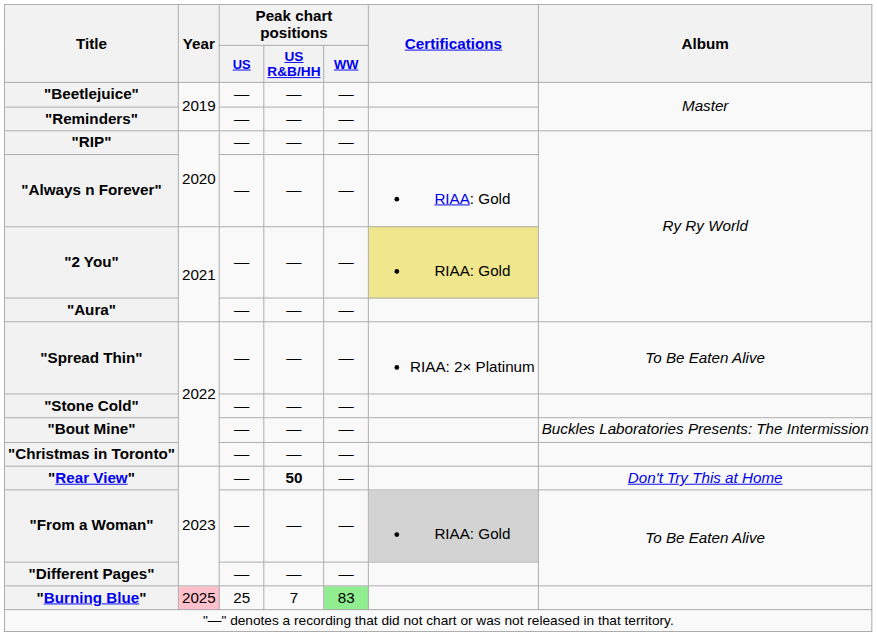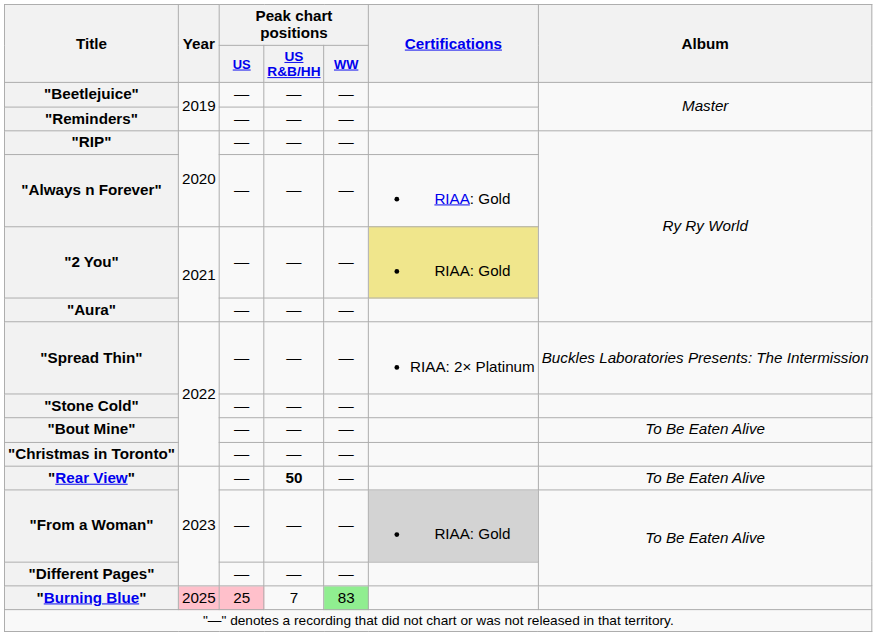(705, 357) To Be Eaten Alive -> (705, 357) Buckles Laboratories Presents: The Intermission
(705, 429) Buckles Laboratories Presents: The Intermission -> (705, 429) To Be Eaten Alive
(705, 478) Don't Try This at Home -> (705, 478) To Be Eaten Alive
(242, 597) no background -> (242, 597) pink background
